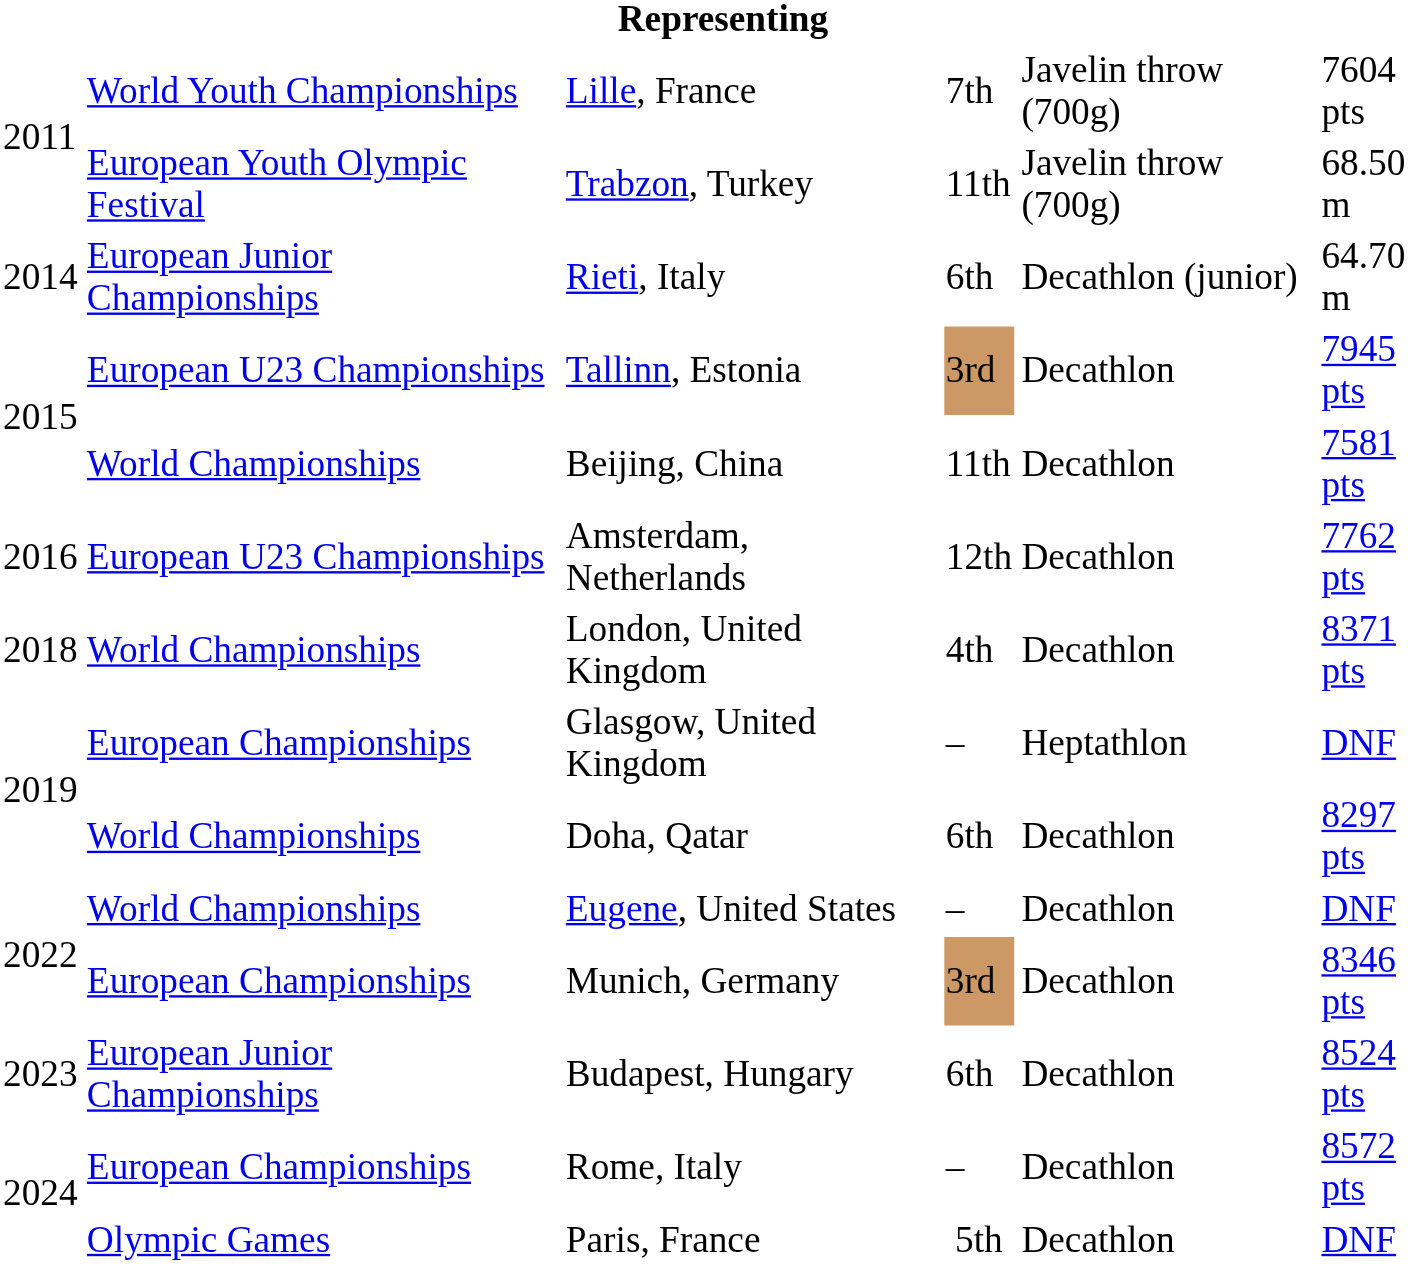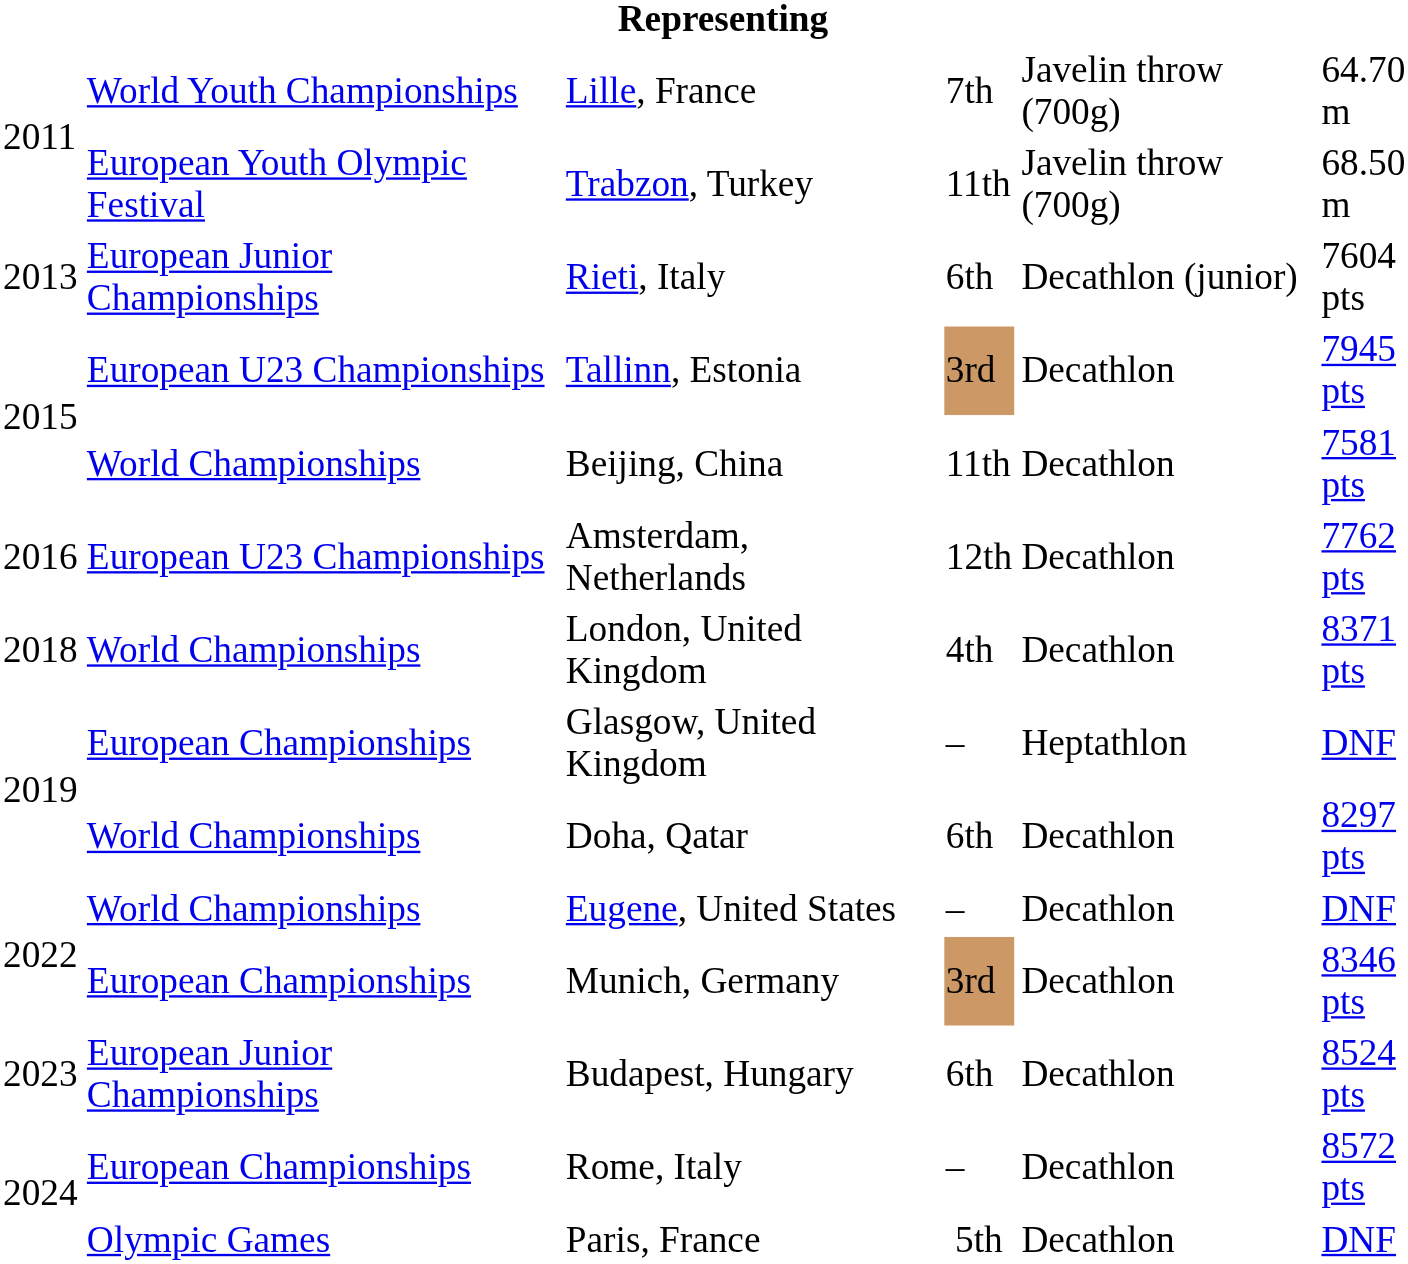(1359, 90) 7604 pts -> (1363, 90) 64.70 m
(40, 276) 2014 -> (40, 276) 2013
(1363, 276) 64.70 m -> (1359, 276) 7604 pts
